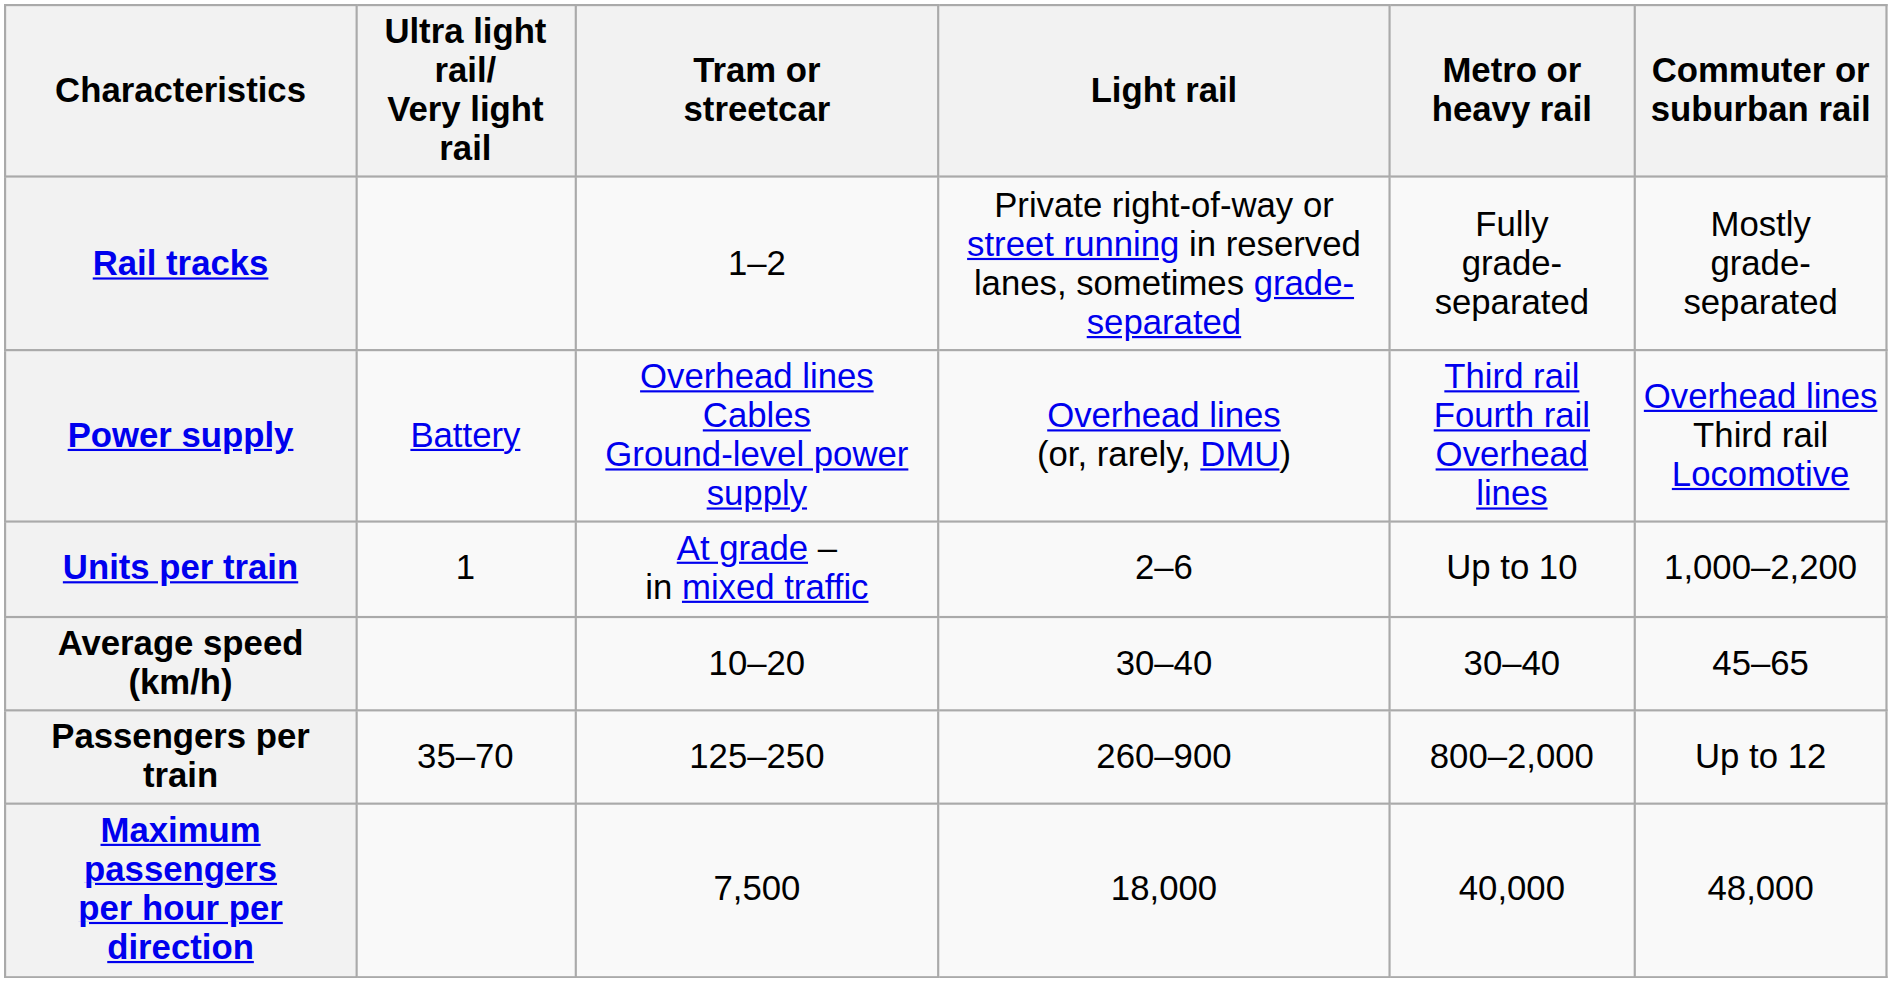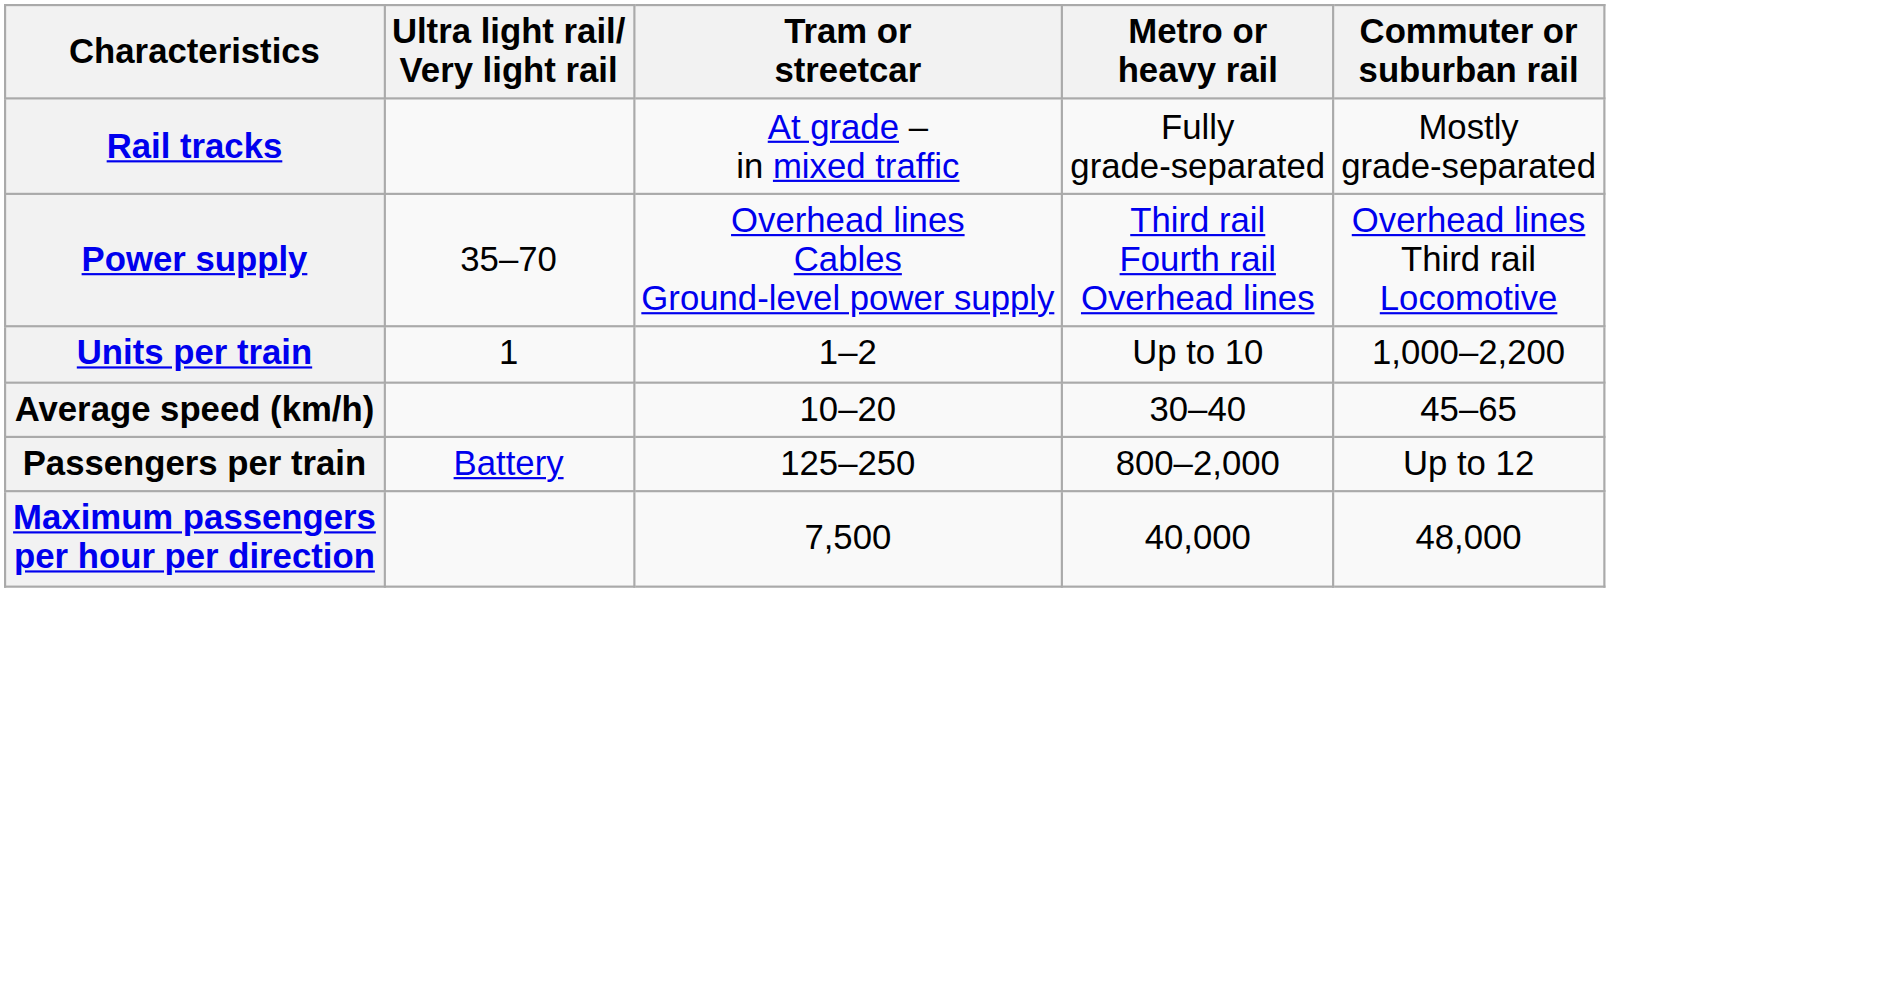- column: (1164, 90)
(757, 262) 1–2 -> (848, 145) At grade – in mixed traffic
(465, 435) Battery -> (509, 259) 35–70
(757, 568) At grade – in mixed traffic -> (848, 353) 1–2
(465, 756) 35–70 -> (509, 463) Battery
